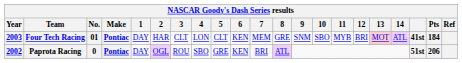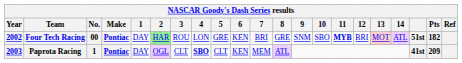(14, 38) 2003 -> (14, 38) 2002
(94, 38) 01 -> (94, 38) 00
(161, 38) no background -> (161, 38) lightgreen background
(181, 38) CLT -> (181, 38) ROU
(221, 38) CLT -> (221, 38) GRE
(261, 38) MEM -> (261, 38) BRI
(342, 38) normal -> (342, 38) bold
(418, 38) 41st -> (418, 38) 51st
(434, 38) 184 -> (434, 38) 182
(14, 51) 2002 -> (14, 51) 2003
(94, 51) 0 -> (94, 51) 1
(181, 51) ROU -> (181, 51) CLT
(201, 51) normal -> (201, 51) bold
(221, 51) GRE -> (221, 51) CLT
(261, 51) BRI -> (261, 51) MEM
(418, 51) 51st -> (418, 51) 41st
(434, 51) 206 -> (434, 51) 209
